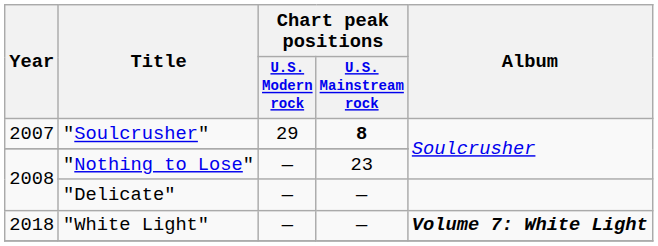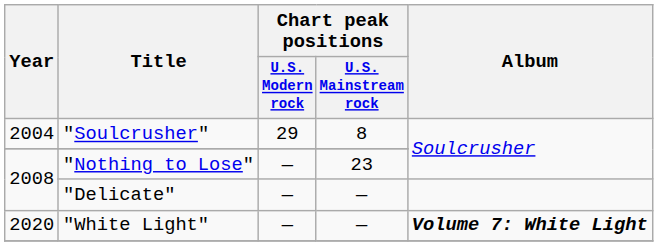(32, 134) 2007 -> (32, 134) 2004
(362, 134) bold -> (362, 134) normal
(32, 225) 2018 -> (32, 225) 2020
